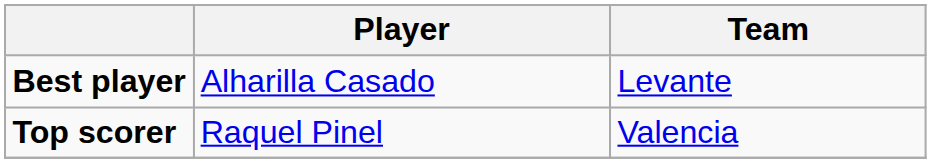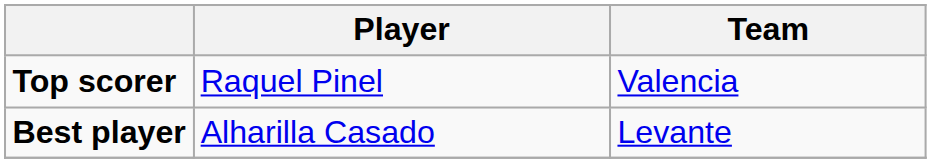rows swapped: (99, 81) <-> (94, 132)
